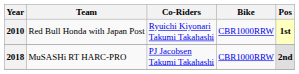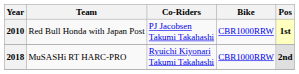(181, 32) Ryuichi Kiyonari Takumi Takahashi -> (181, 32) PJ Jacobsen Takumi Takahashi
(181, 57) PJ Jacobsen Takumi Takahashi -> (181, 57) Ryuichi Kiyonari Takumi Takahashi
